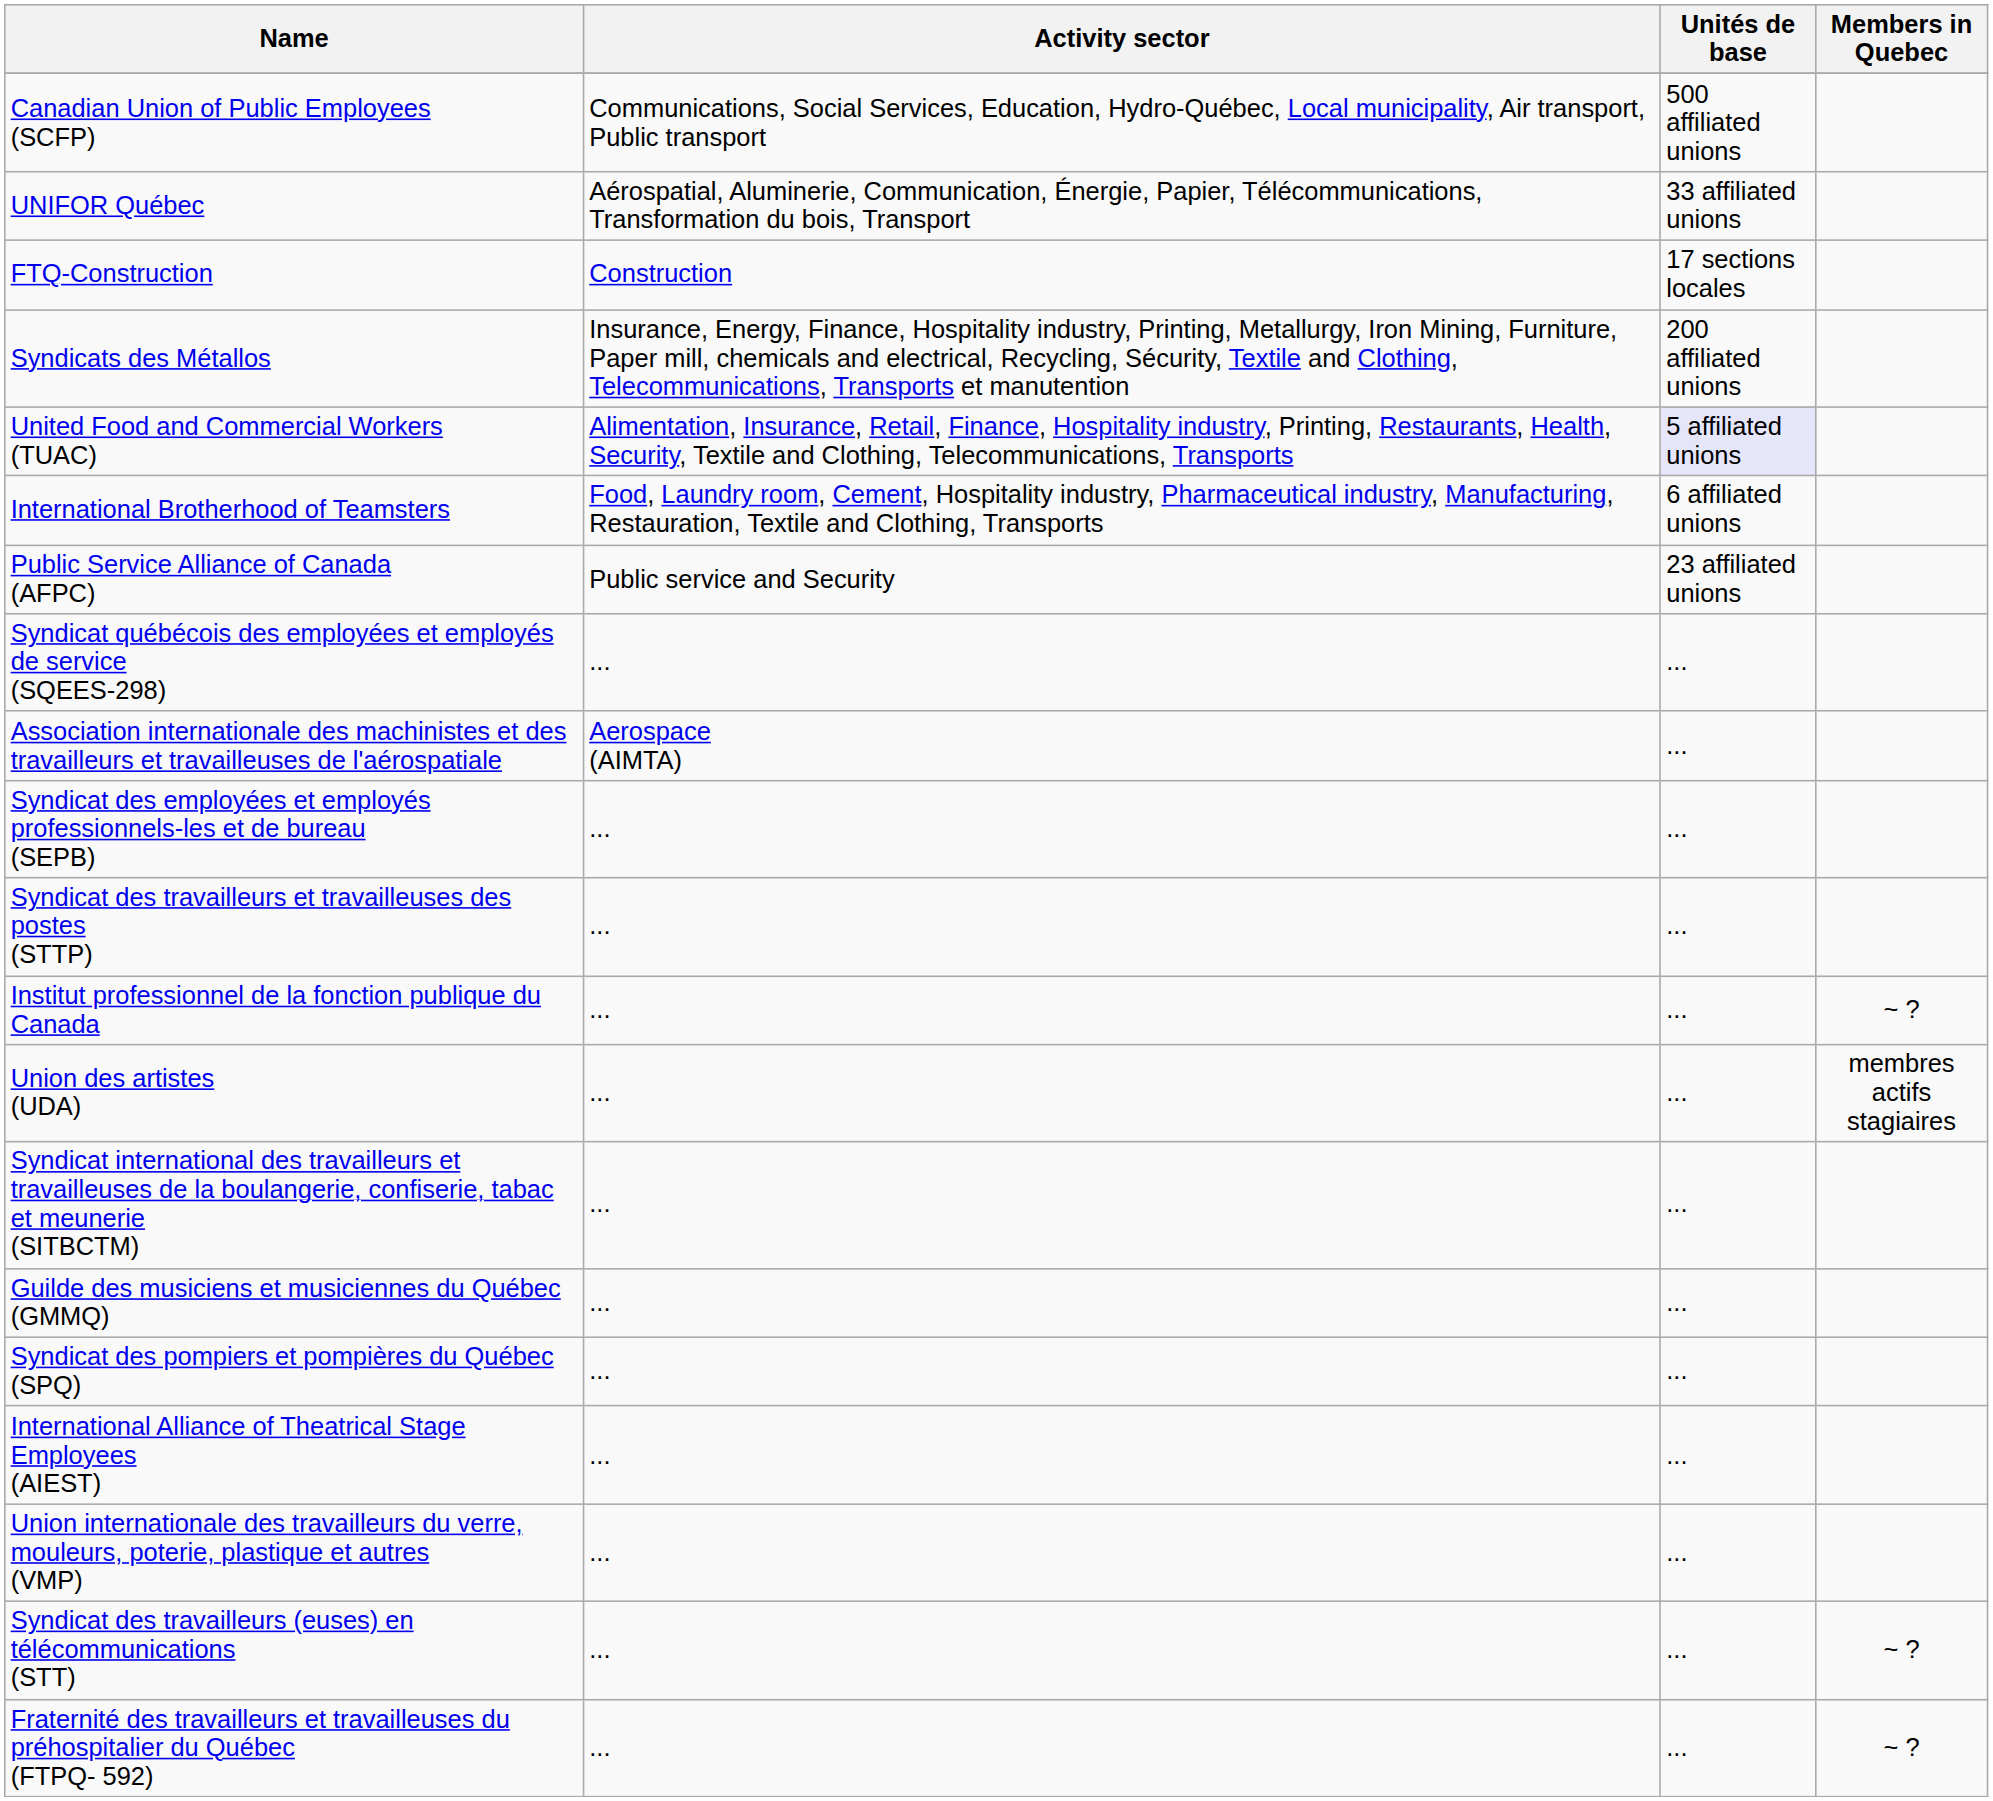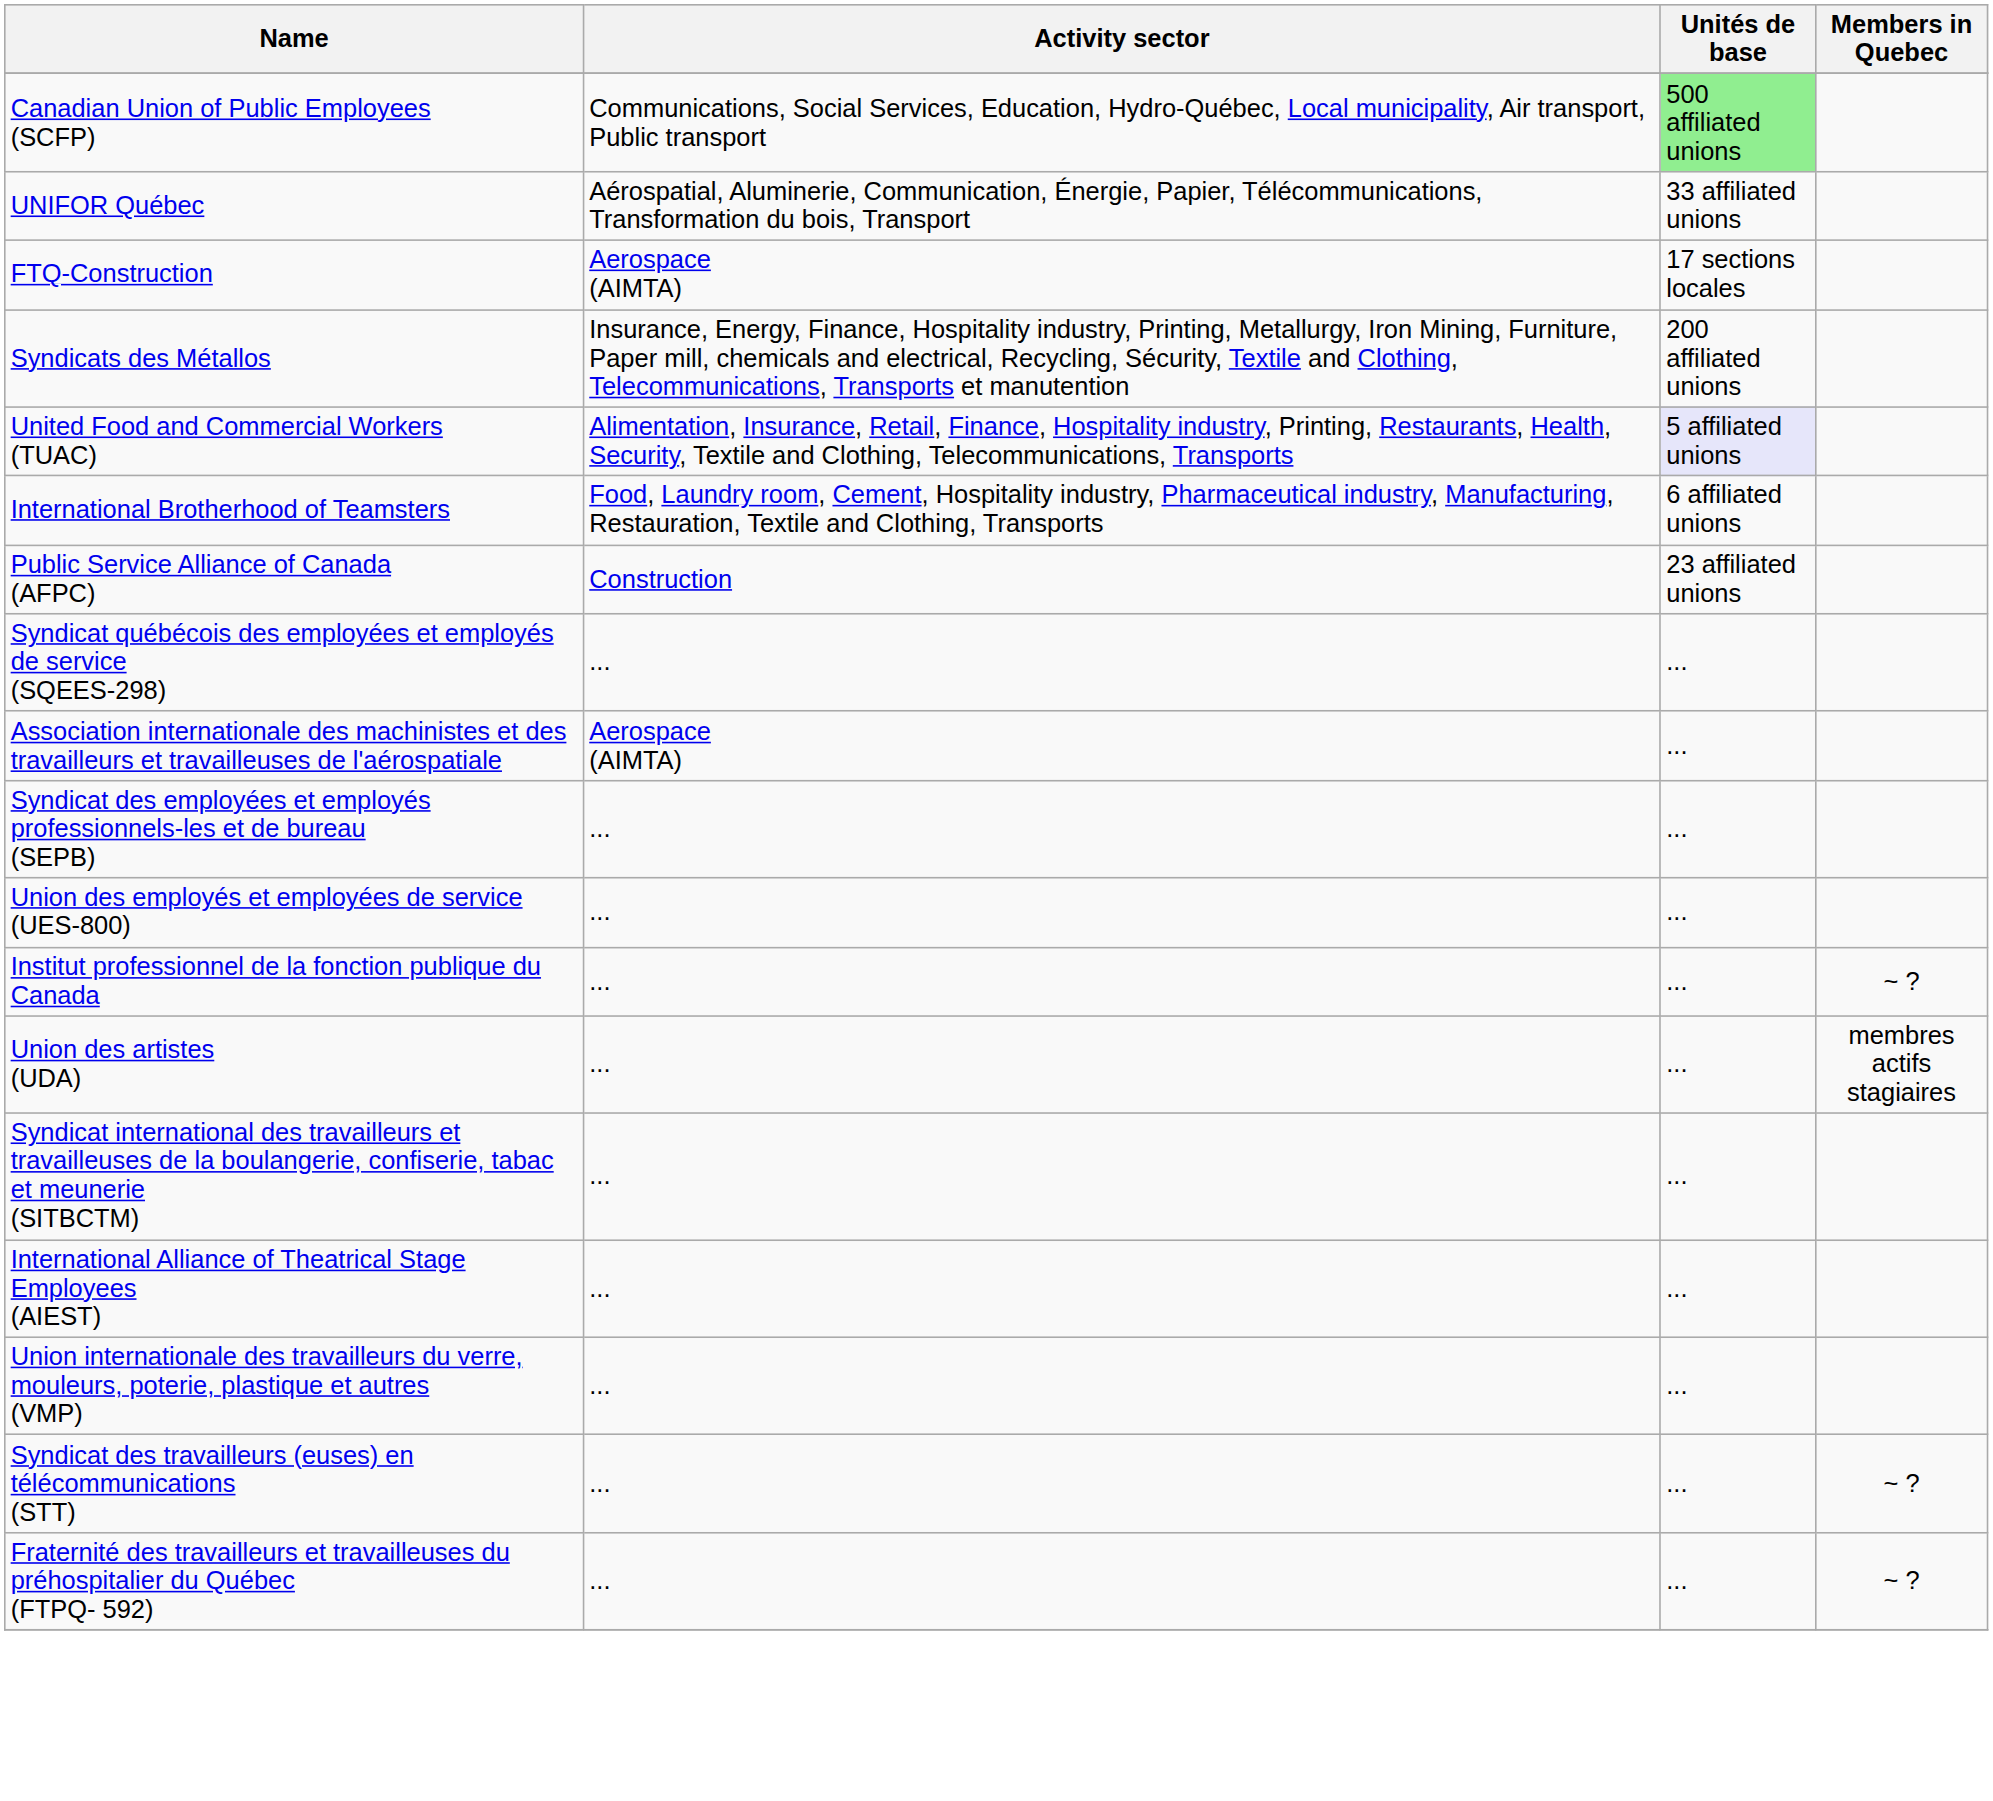(1713, 122) no background -> (1713, 122) lightgreen background
(661, 274) Construction -> (650, 274) Aerospace (AIMTA)
(742, 578) Public service and Security -> (661, 578) Construction
- row: (261, 926)
+ row: (267, 912)
- row: (286, 1302)
- row: (282, 1371)
